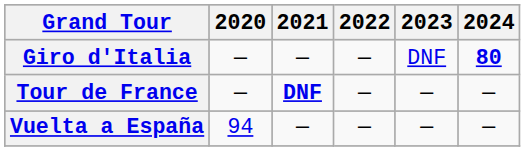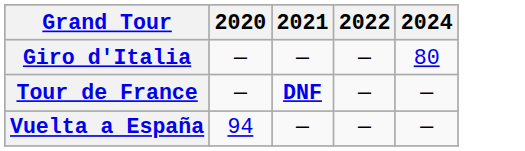- column: (427, 22)
(489, 58) bold -> (427, 58) normal
